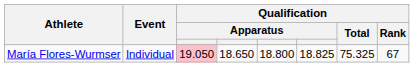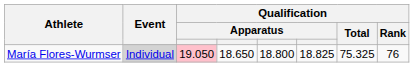(150, 54) no background -> (150, 54) lightgrey background
(393, 54) 67 -> (393, 54) 76
